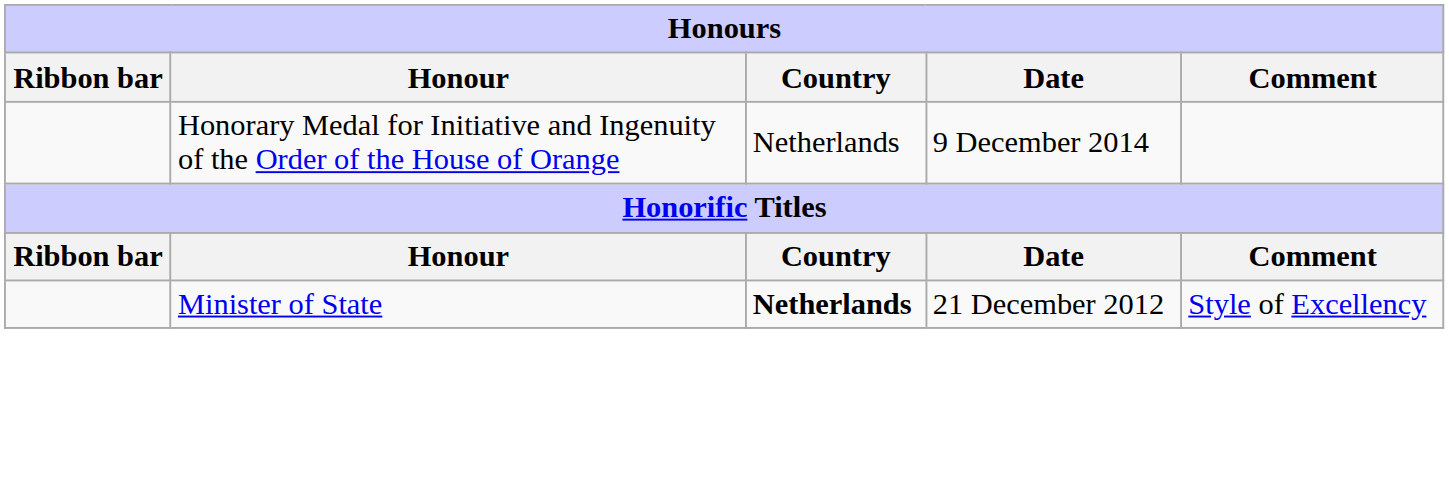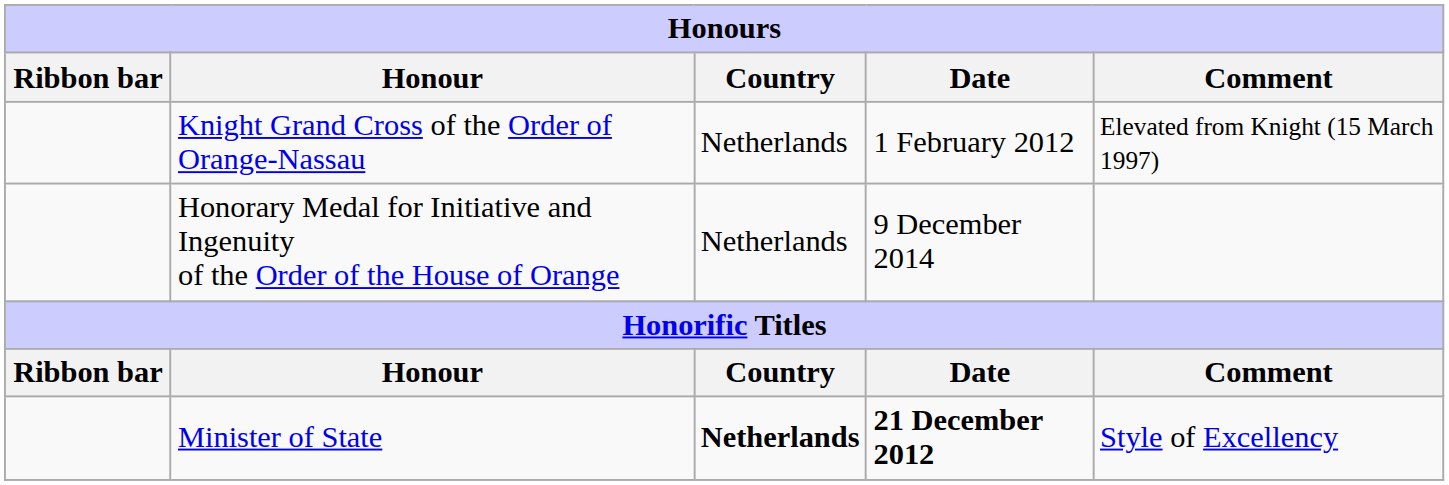+ row: (395, 142)
(1048, 303) normal -> (958, 437) bold
